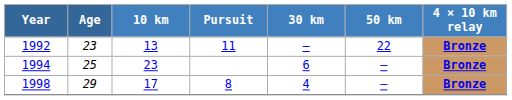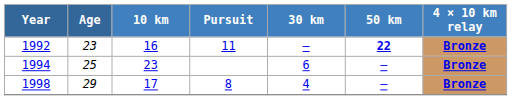(151, 47) 13 -> (151, 47) 16
(384, 47) normal -> (384, 47) bold
